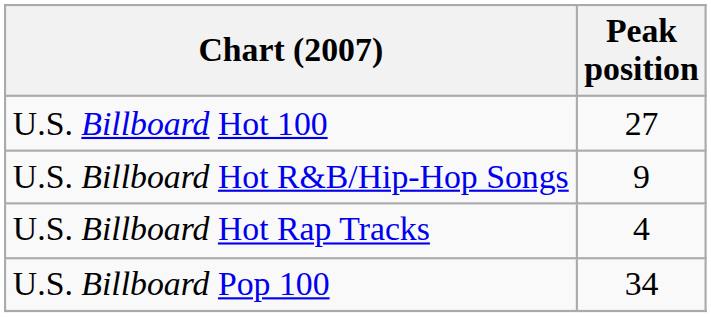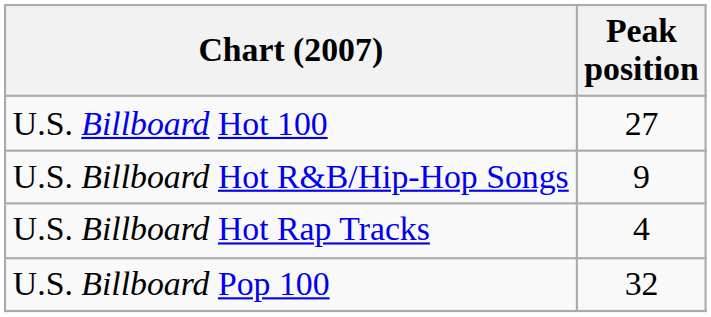(642, 283) 34 -> (642, 283) 32
